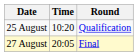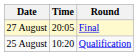rows swapped: (27, 28) <-> (27, 43)
